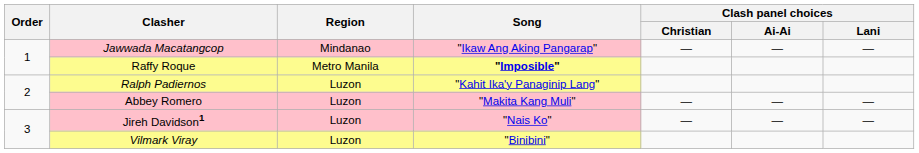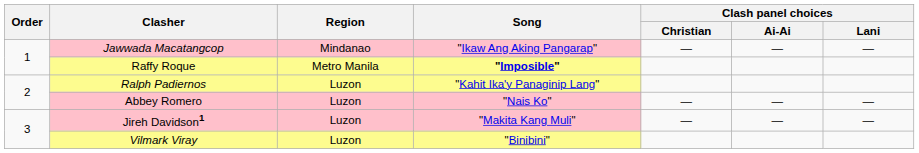(527, 101) "Makita Kang Muli" -> (527, 101) "Nais Ko"
(527, 120) "Nais Ko" -> (527, 120) "Makita Kang Muli"
